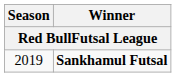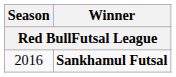(29, 60) 2019 -> (29, 60) 2016
